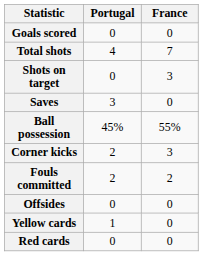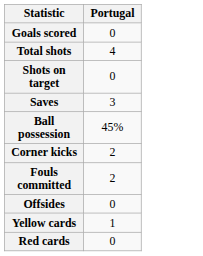- column: (170, 13)
